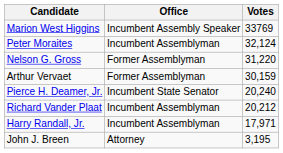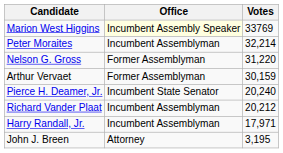(174, 28) no background -> (174, 28) lightyellow background
(260, 44) 32,124 -> (260, 44) 32,214
